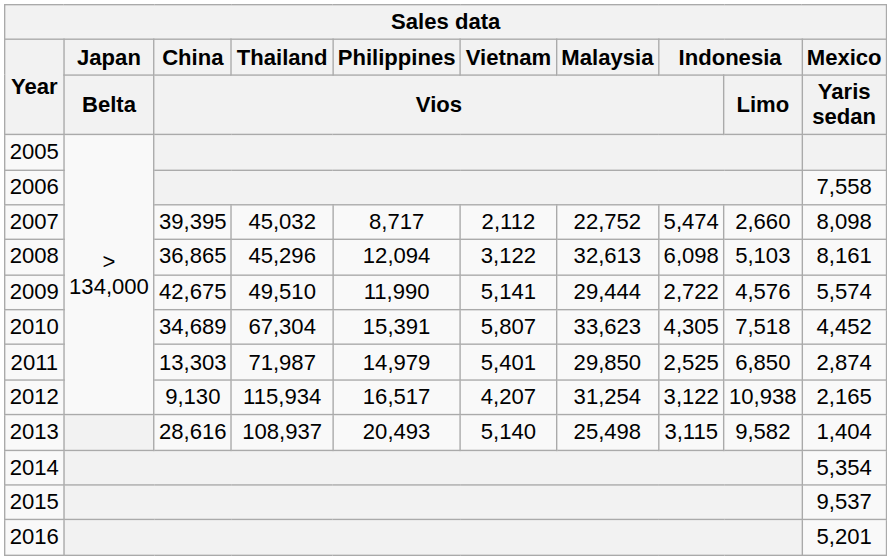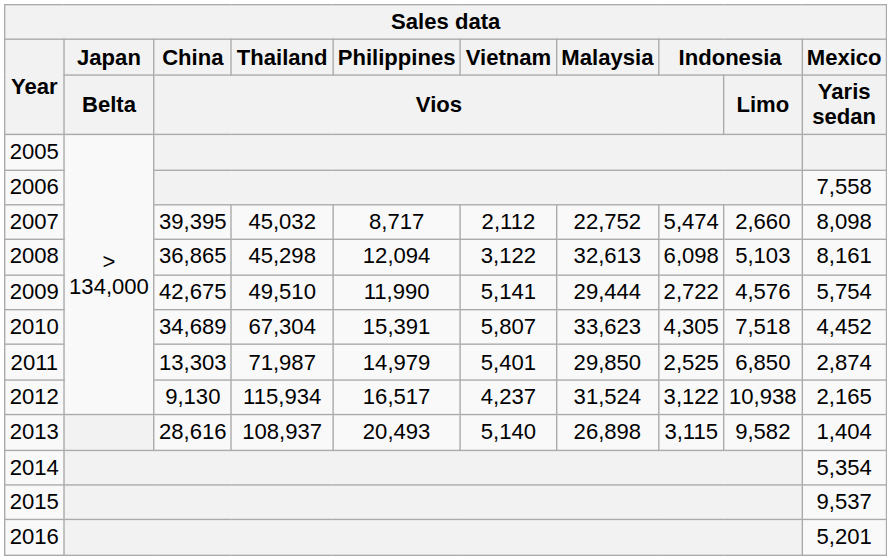(282, 256) 45,296 -> (282, 256) 45,298
(844, 291) 5,574 -> (844, 291) 5,754
(508, 397) 4,207 -> (508, 397) 4,237
(607, 397) 31,254 -> (607, 397) 31,524
(607, 432) 25,498 -> (607, 432) 26,898
